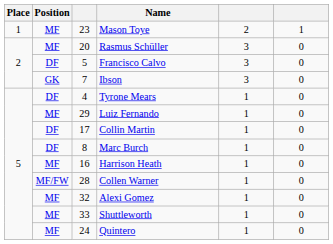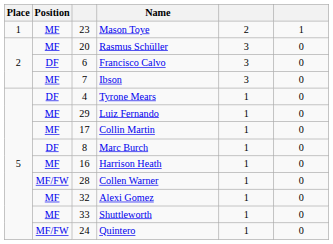(84, 63) 5 -> (84, 63) 6
(52, 80) GK -> (52, 80) MF
(52, 130) DF -> (52, 130) MF
(52, 231) MF -> (52, 231) MF/FW
